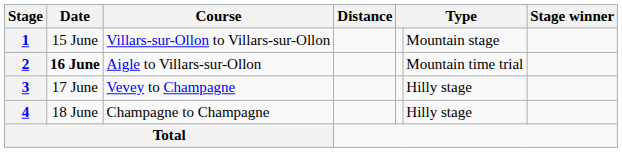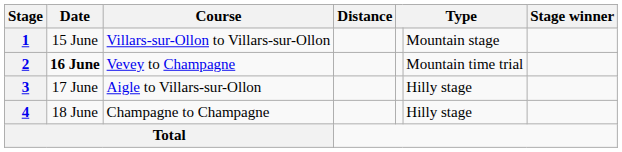(184, 64) Aigle to Villars-sur-Ollon -> (171, 64) Vevey to Champagne
(171, 87) Vevey to Champagne -> (184, 87) Aigle to Villars-sur-Ollon
